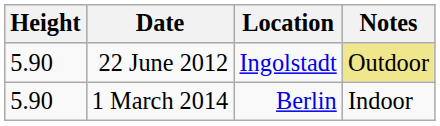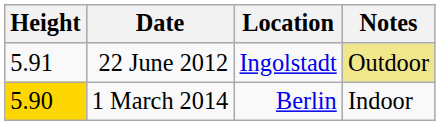(32, 62) 5.90 -> (32, 62) 5.91
(32, 100) no background -> (32, 100) gold background
